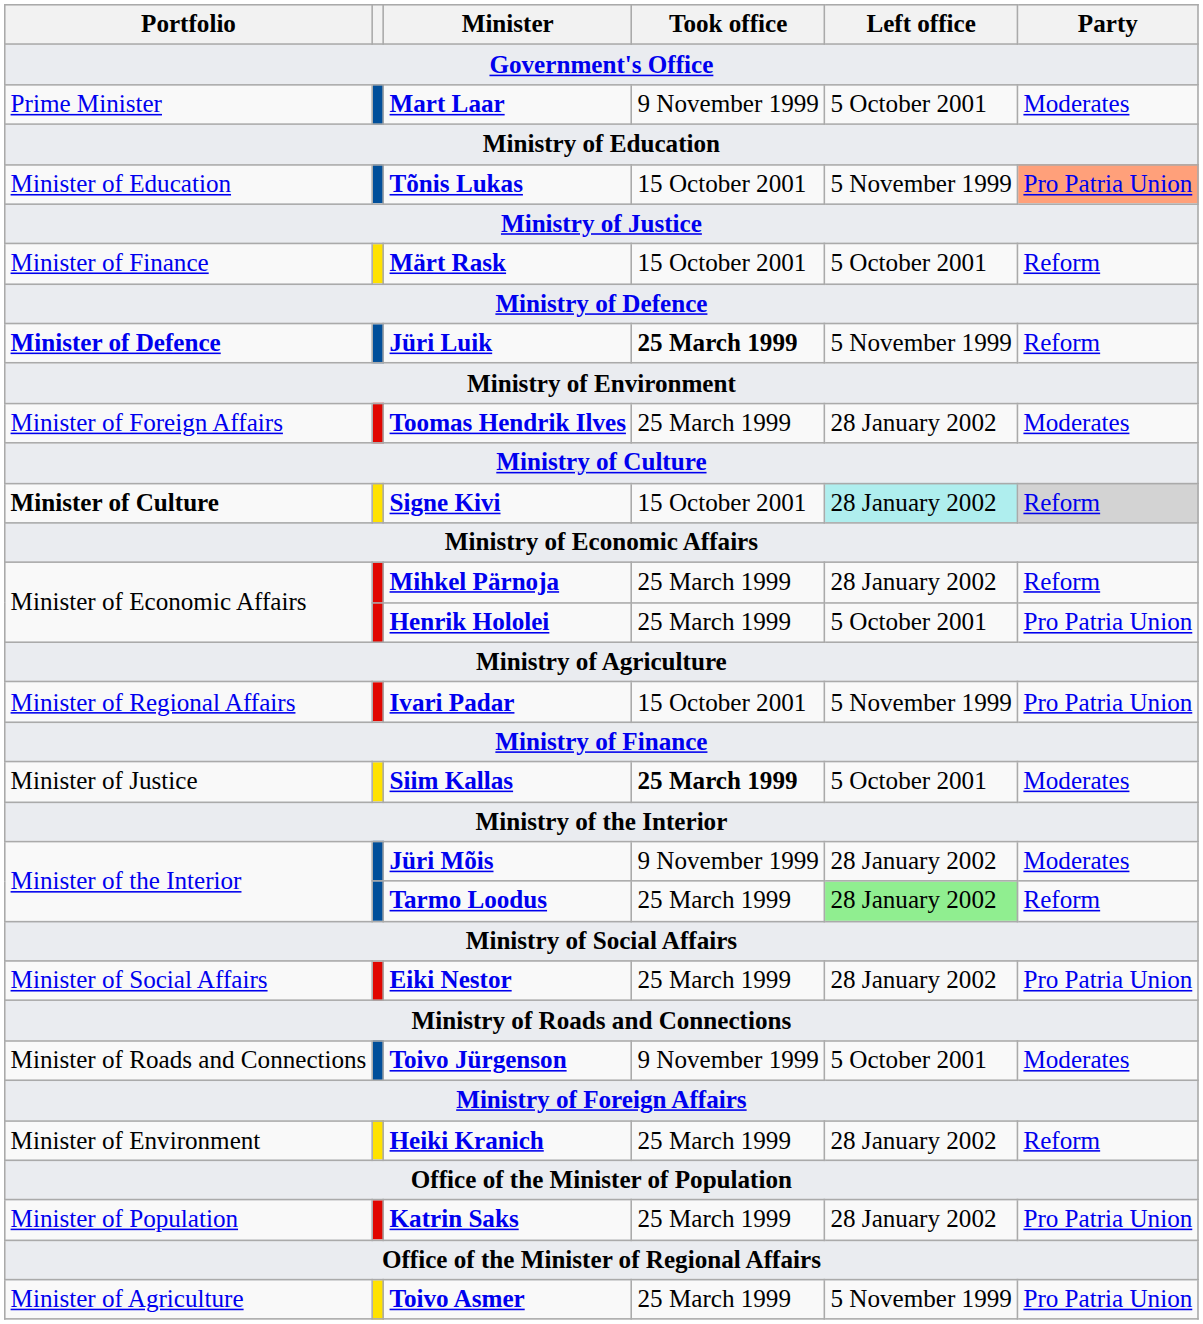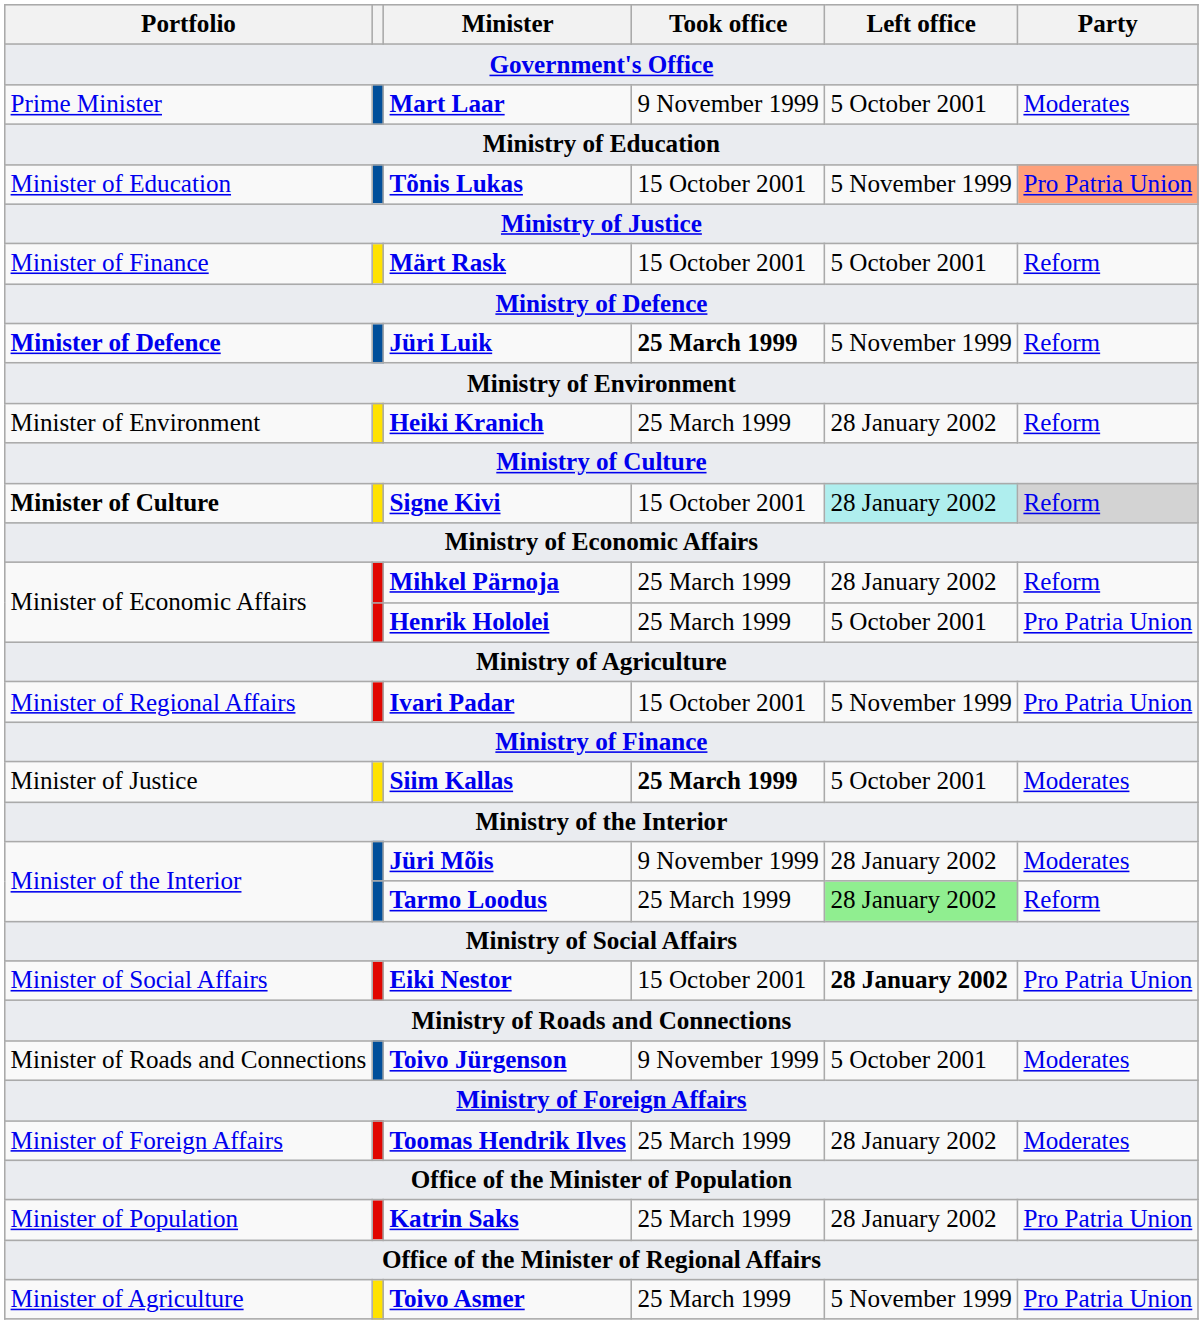rows swapped: (467, 1139) <-> (508, 422)
(714, 980) 25 March 1999 -> (722, 980) 15 October 2001
(913, 980) normal -> (919, 980) bold
